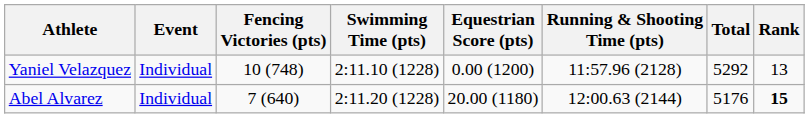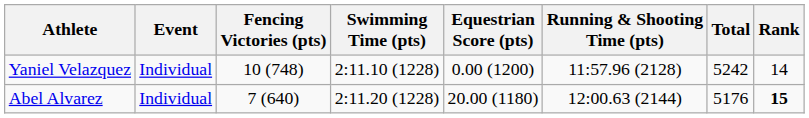(731, 69) 5292 -> (731, 69) 5242
(779, 69) 13 -> (779, 69) 14
